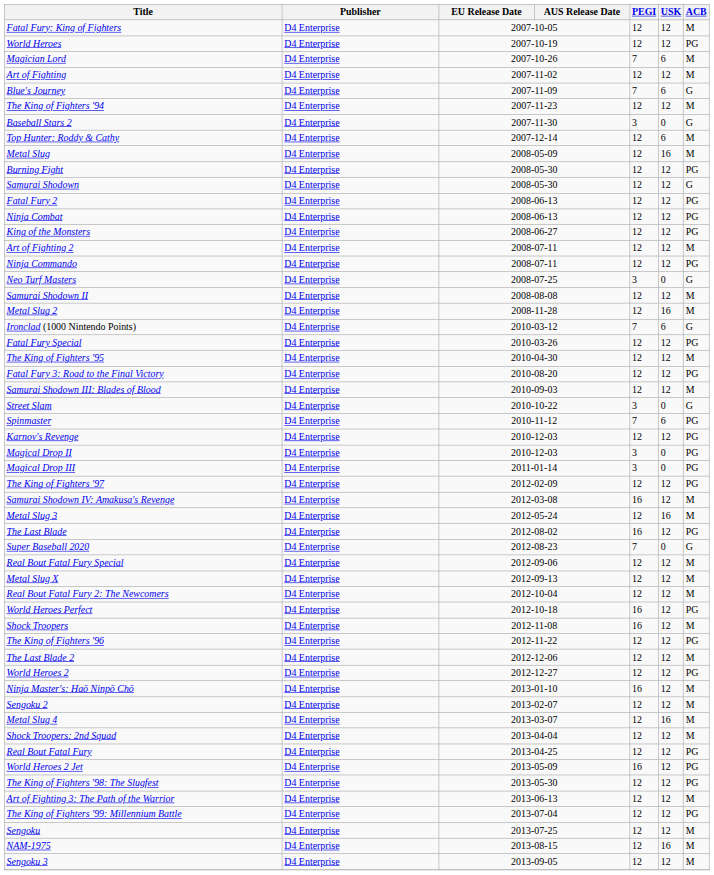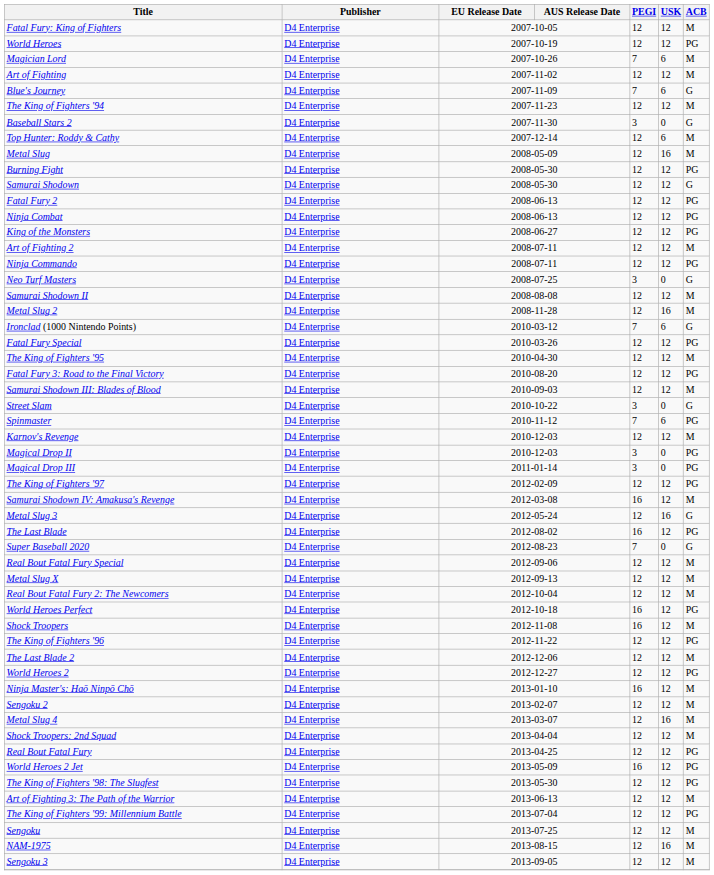(692, 437) PG -> (690, 437) M
(690, 515) M -> (689, 515) G
